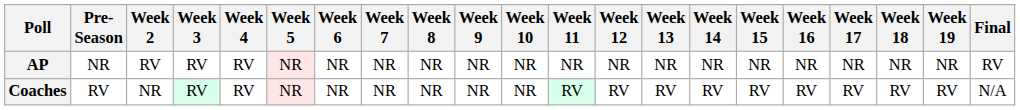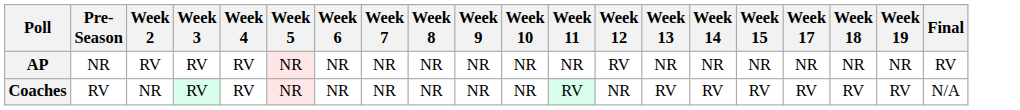- column: (806, 28)
(619, 64) NR -> (619, 64) RV
(619, 91) RV -> (619, 91) NR
